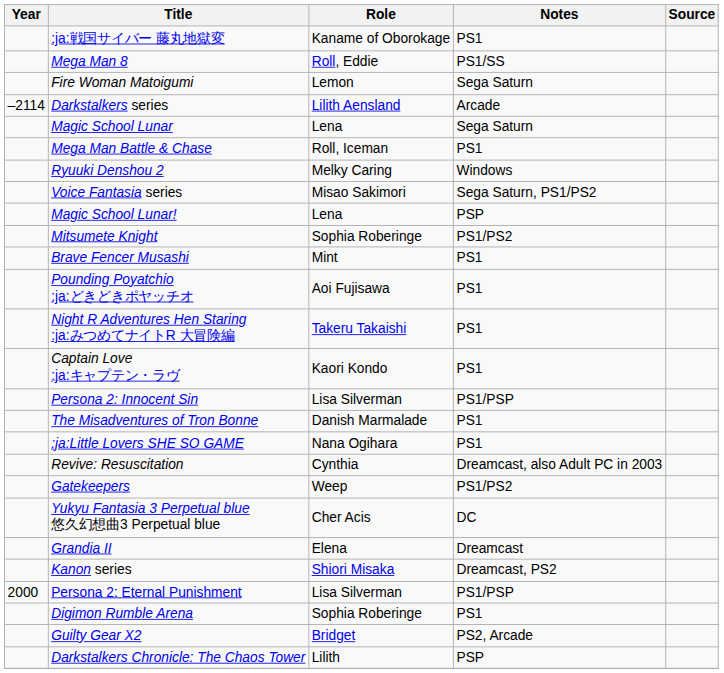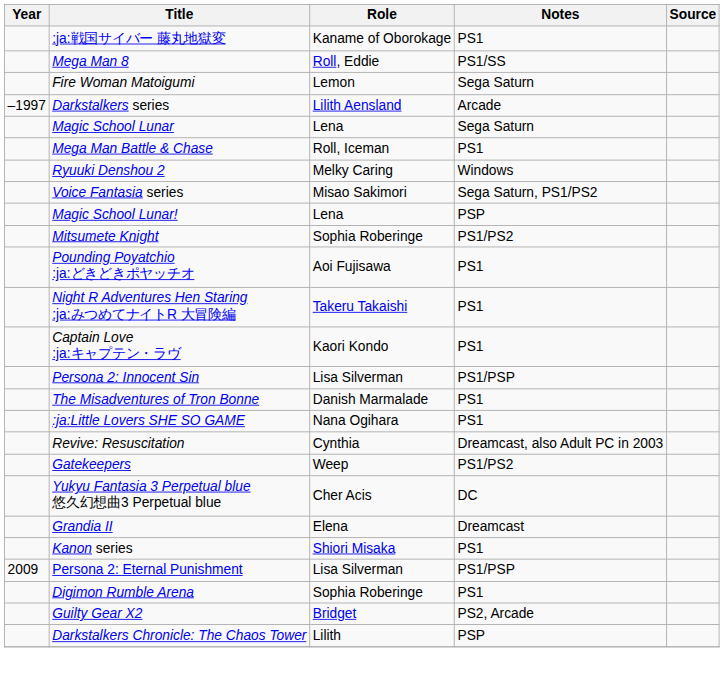(26, 105) –2114 -> (27, 105) –1997
- row: (120, 258)
(507, 570) Dreamcast, PS2 -> (471, 548) PS1
(23, 592) 2000 -> (23, 570) 2009
